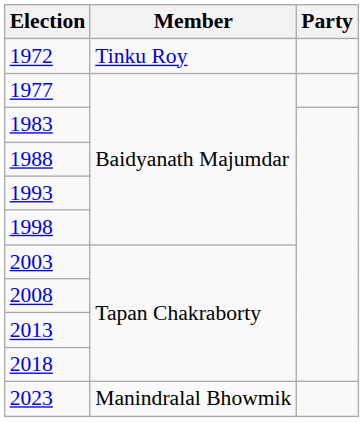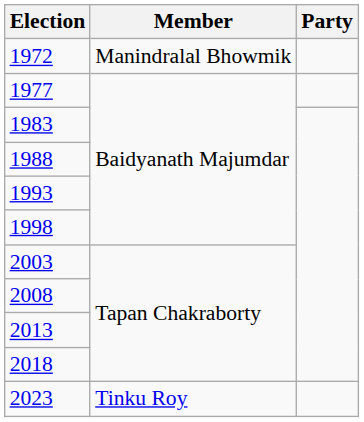(141, 55) Tinku Roy -> (193, 55) Manindralal Bhowmik
(193, 398) Manindralal Bhowmik -> (141, 398) Tinku Roy
